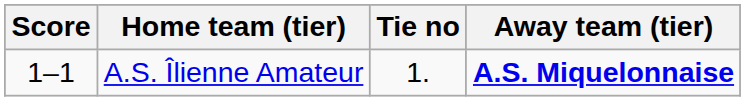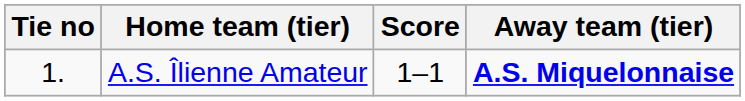columns swapped: (418, 27) <-> (51, 27)
